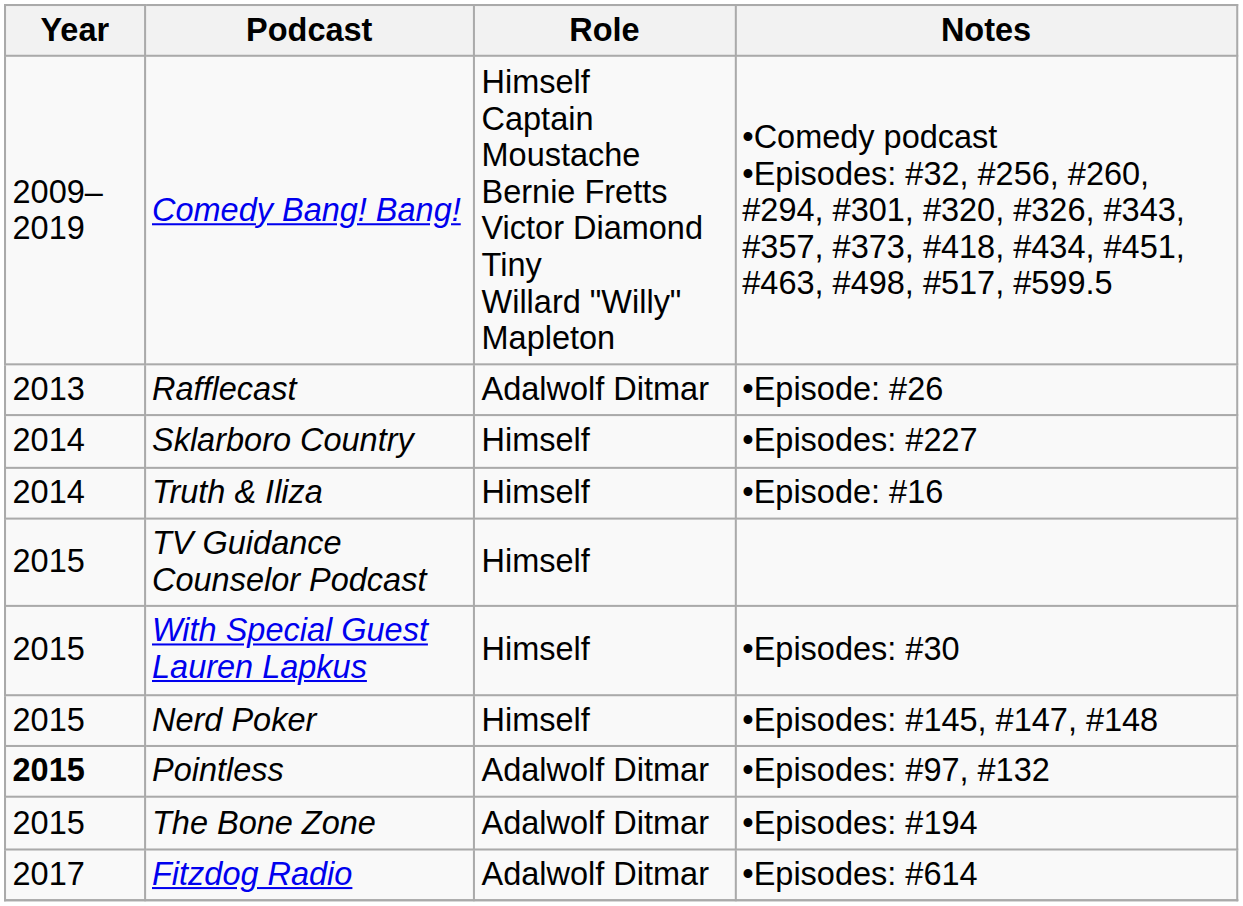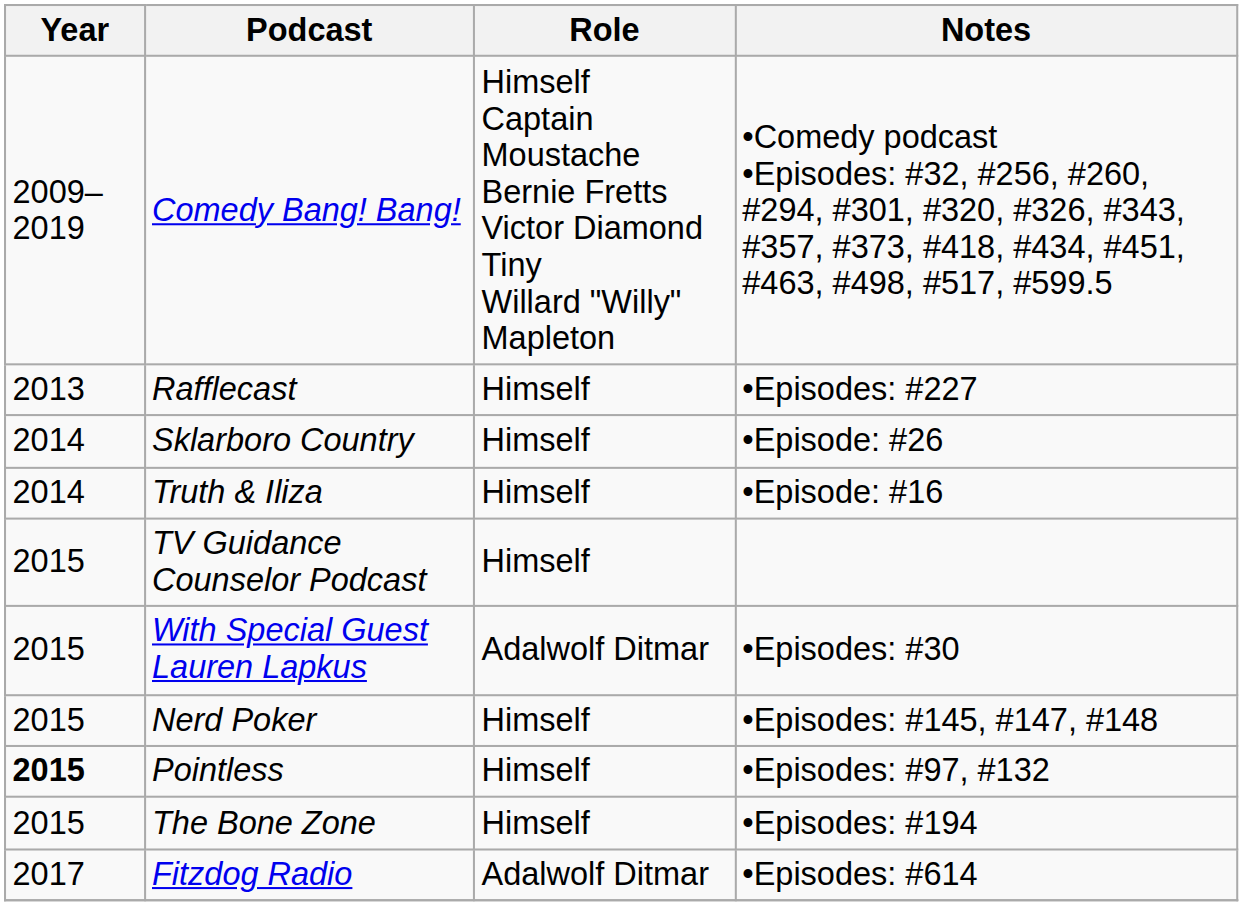(595, 389) Adalwolf Ditmar -> (536, 389) Himself
(843, 389) •Episode: #26 -> (860, 389) •Episodes: #227
(860, 440) •Episodes: #227 -> (843, 440) •Episode: #26
(536, 649) Himself -> (595, 649) Adalwolf Ditmar
(595, 771) Adalwolf Ditmar -> (536, 771) Himself
(595, 822) Adalwolf Ditmar -> (536, 822) Himself
